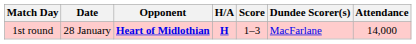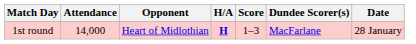columns swapped: (87, 13) <-> (382, 13)
(163, 30) bold -> (165, 30) normal
